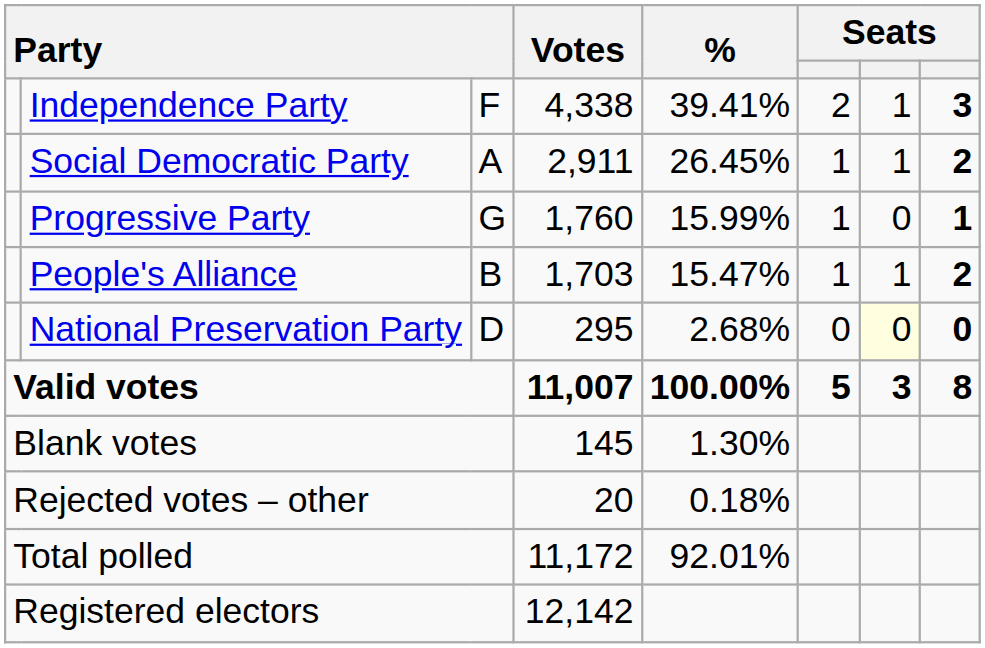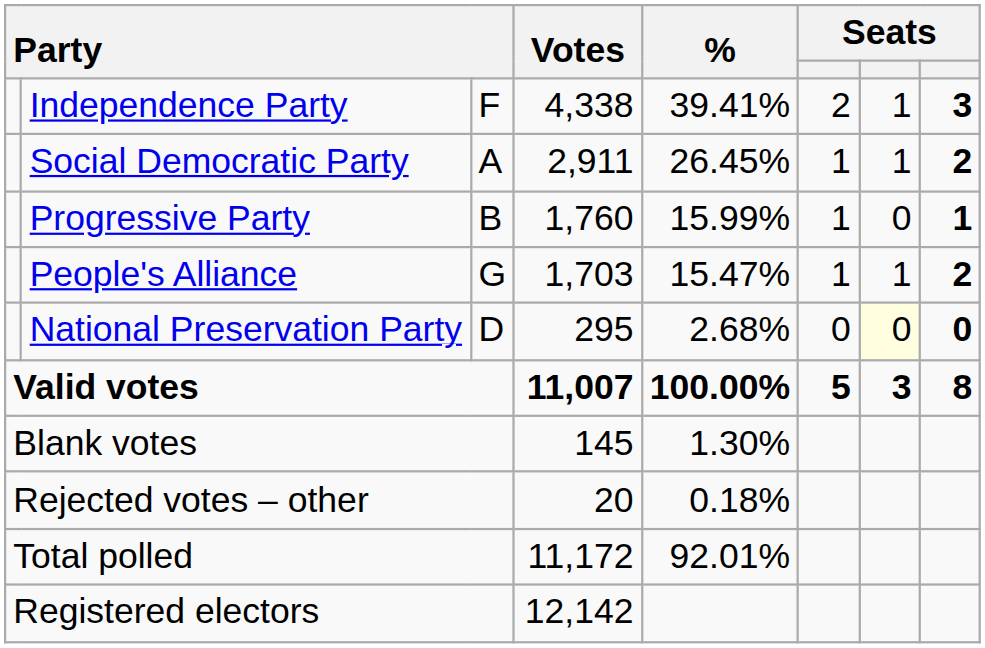(492, 218) G -> (490, 218) B
(490, 274) B -> (492, 274) G
